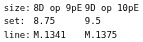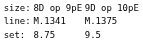rows swapped: (14, 21) <-> (17, 34)
